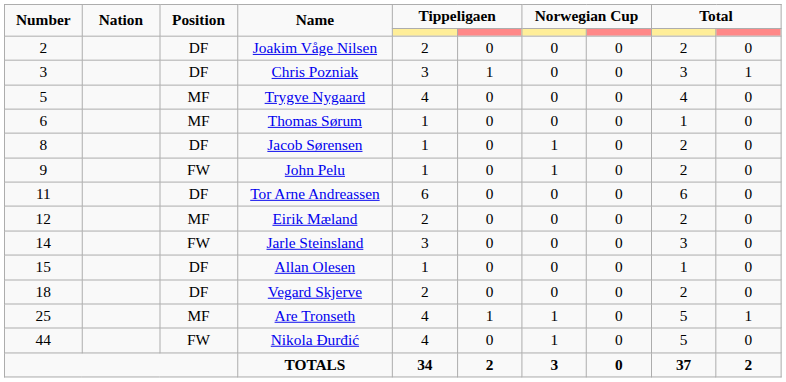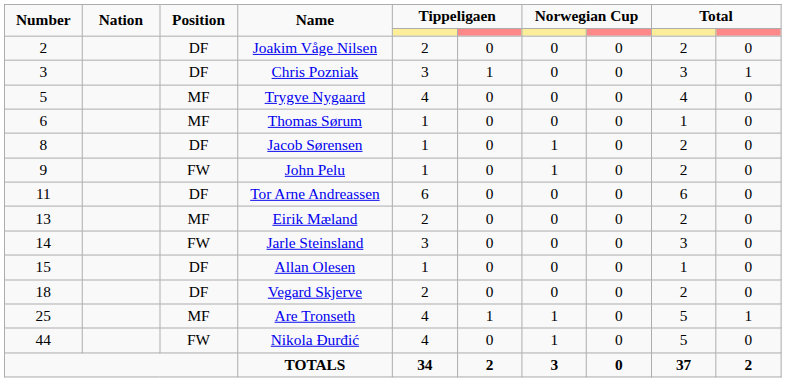(43, 218) 12 -> (43, 218) 13
